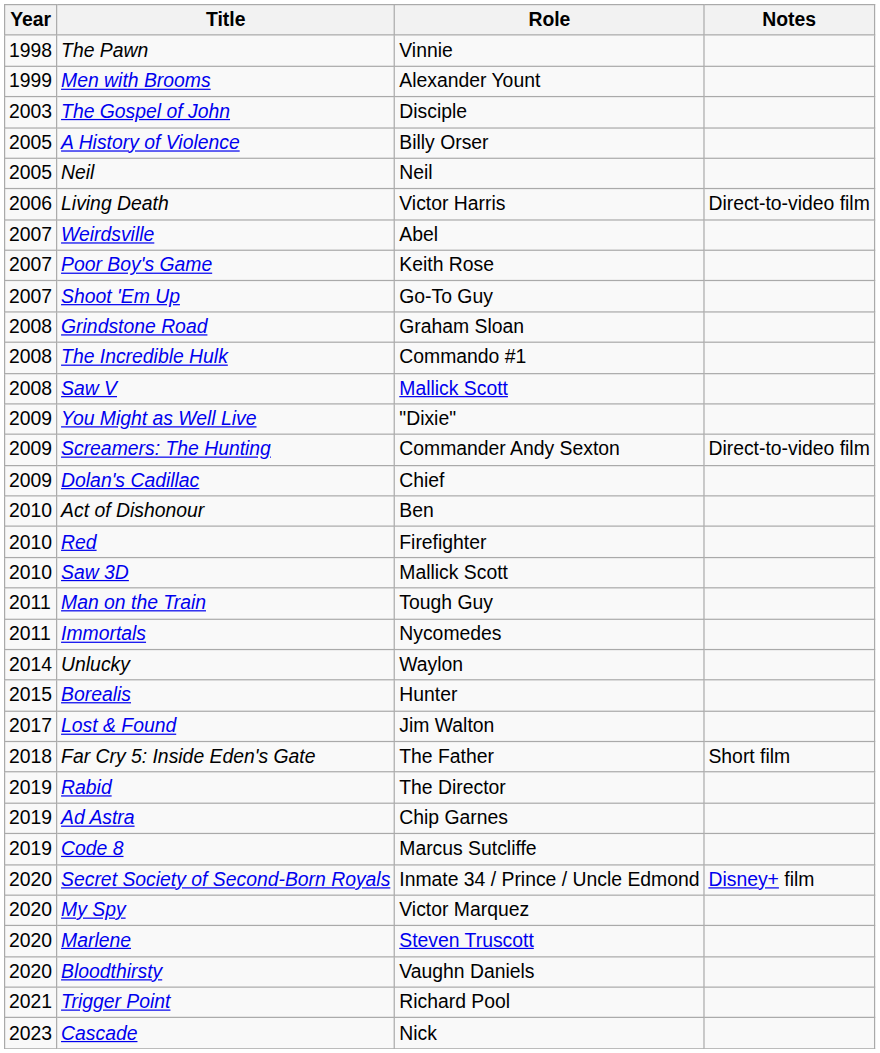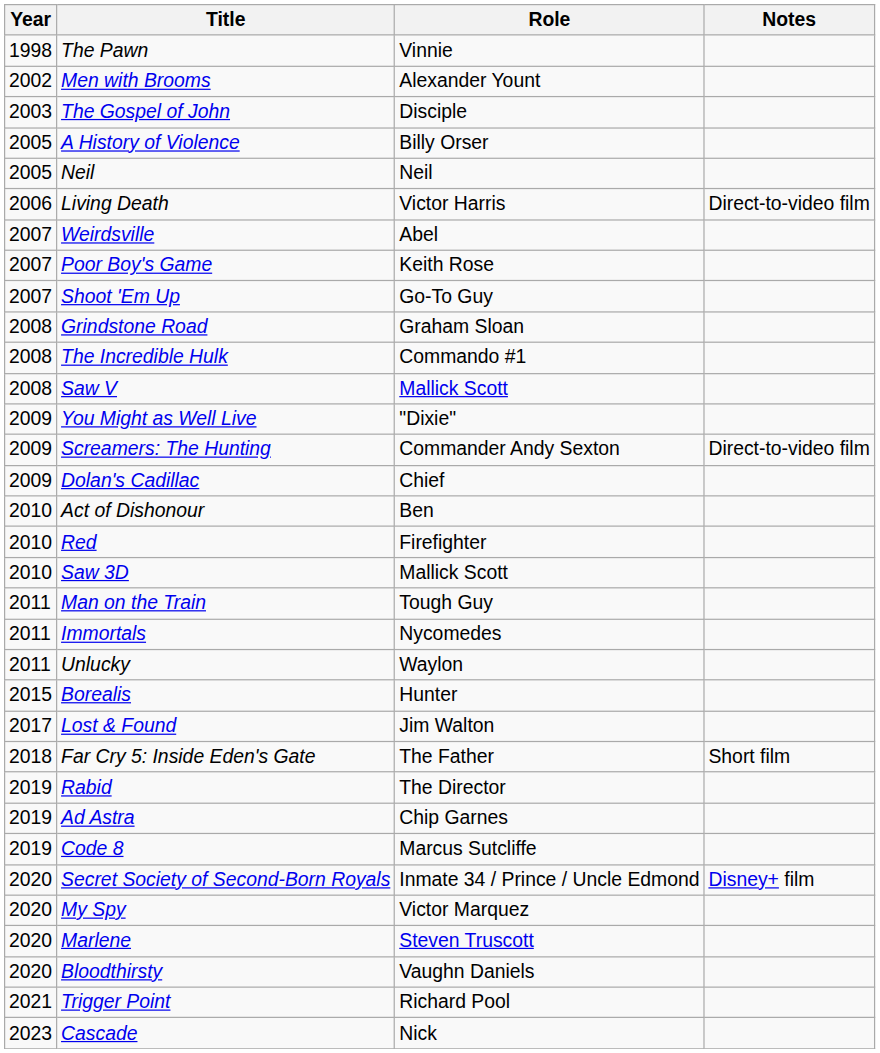(31, 81) 1999 -> (31, 81) 2002
(31, 664) 2014 -> (30, 664) 2011
